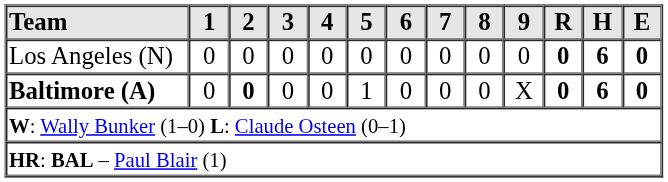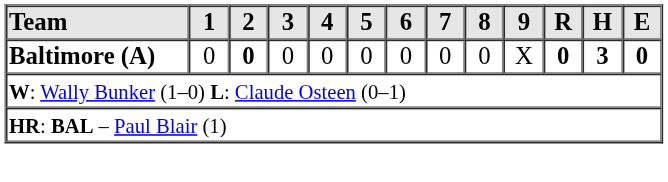- row: (91, 56)
(367, 90) 1 -> (367, 56) 0
(603, 90) 6 -> (603, 56) 3
